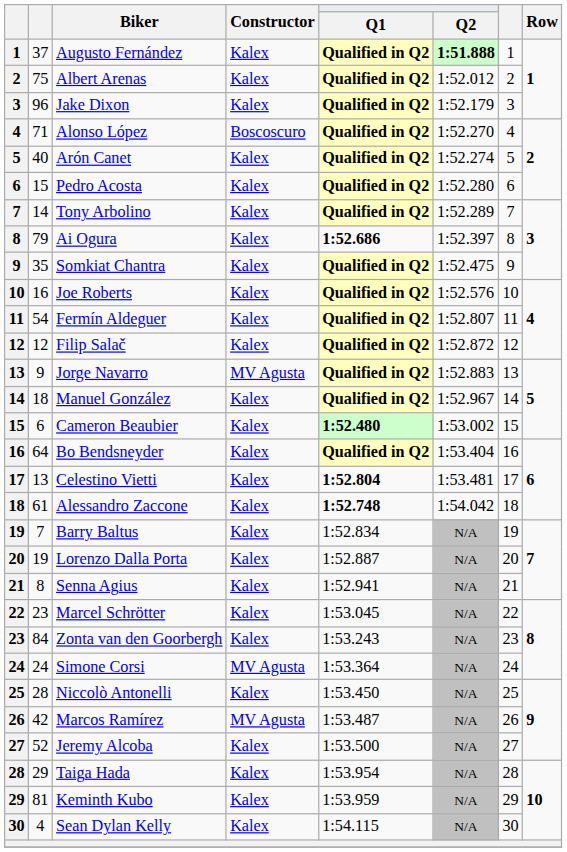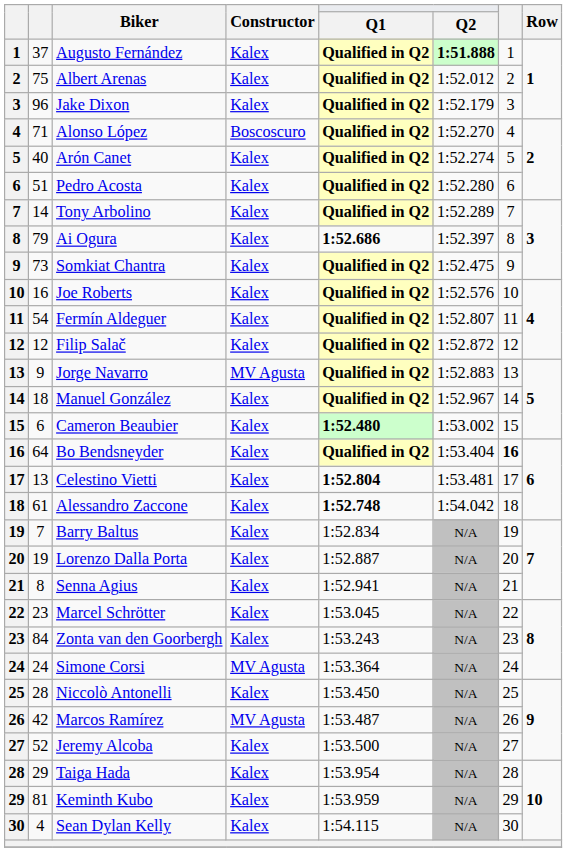(40, 185) 15 -> (40, 185) 51
(40, 265) 35 -> (40, 265) 73
(511, 452) normal -> (511, 452) bold
